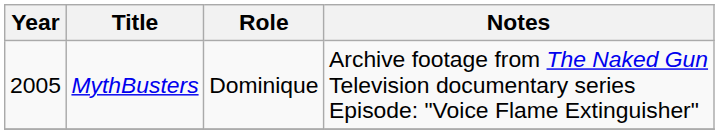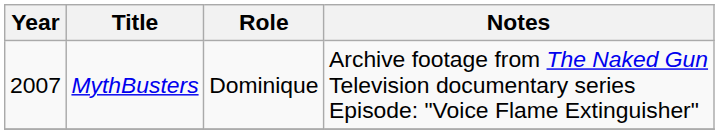(35, 84) 2005 -> (35, 84) 2007
